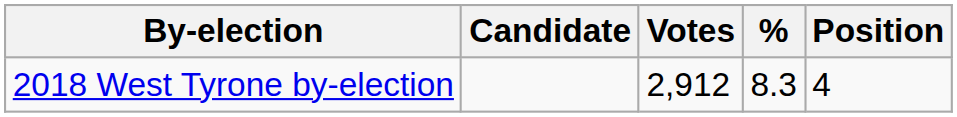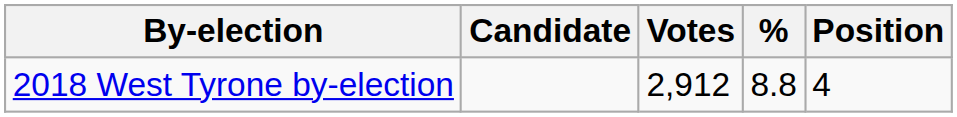(774, 84) 8.3 -> (774, 84) 8.8
